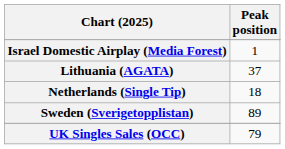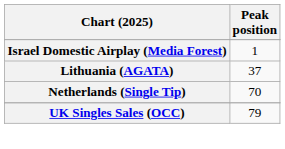(255, 92) 18 -> (255, 92) 70
- row: (117, 112)
